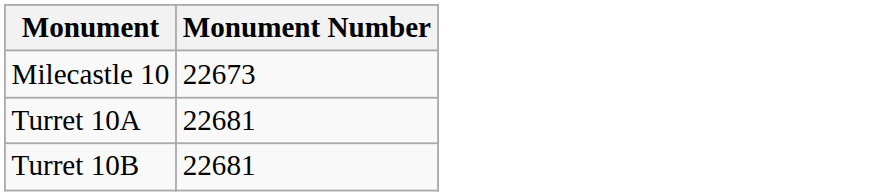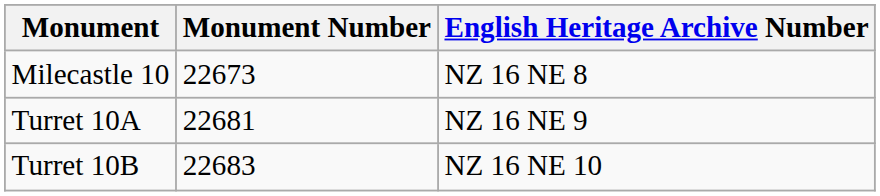+ column: (657, 27)
(219, 166) 22681 -> (219, 166) 22683
